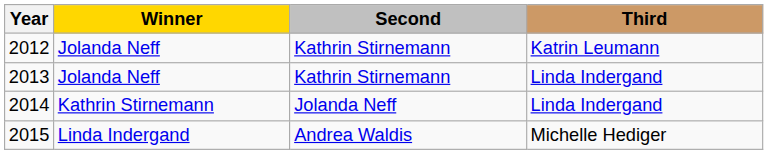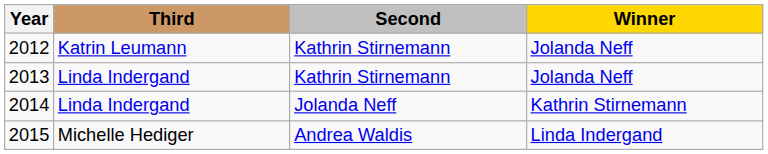columns swapped: (172, 18) <-> (645, 18)
